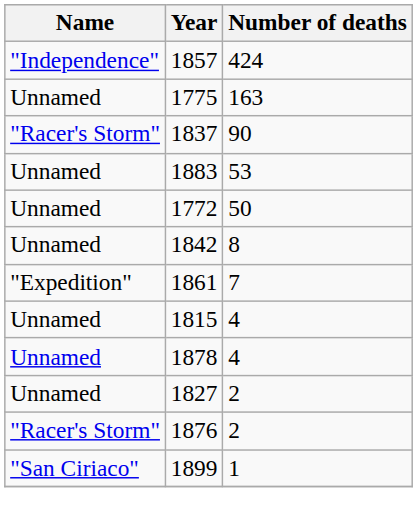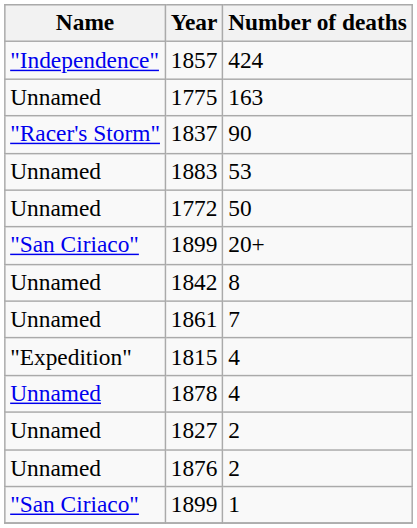+ row: (194, 245)
(71, 282) "Expedition" -> (56, 319) Unnamed
(56, 319) Unnamed -> (71, 356) "Expedition"
(85, 430) "Racer's Storm" -> (56, 467) Unnamed
